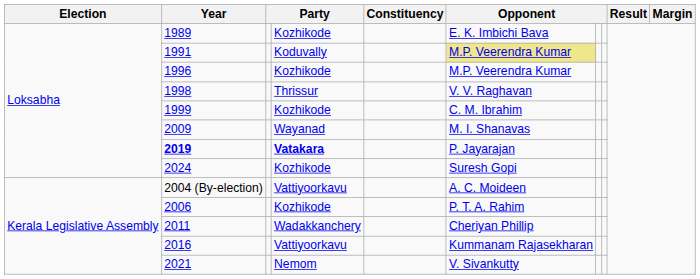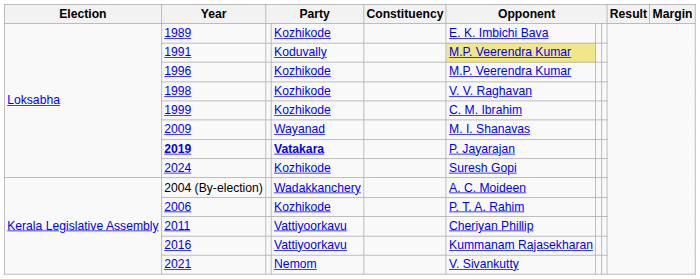(296, 91) Thrissur -> (302, 91) Kozhikode
(310, 187) Vattiyoorkavu -> (317, 187) Wadakkanchery
(317, 226) Wadakkanchery -> (310, 226) Vattiyoorkavu
